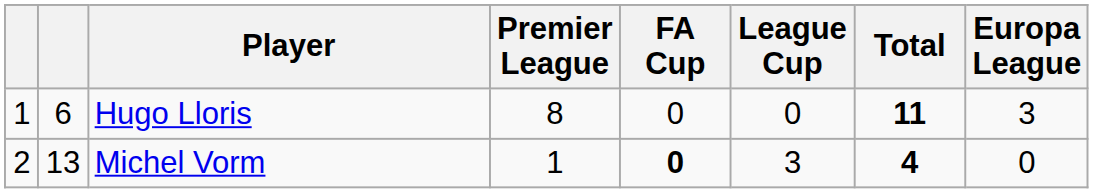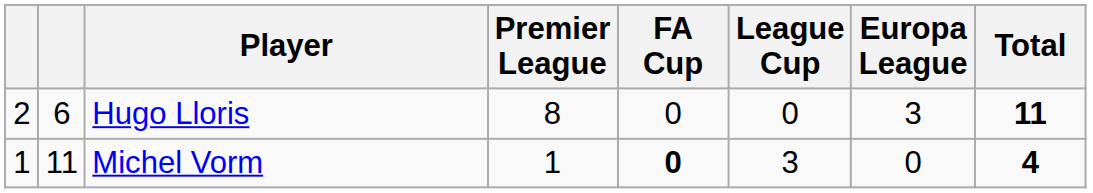columns swapped: (1027, 46) <-> (910, 46)
(22, 113) 1 -> (22, 113) 2
(22, 162) 2 -> (22, 162) 1
(63, 162) 13 -> (62, 162) 11
